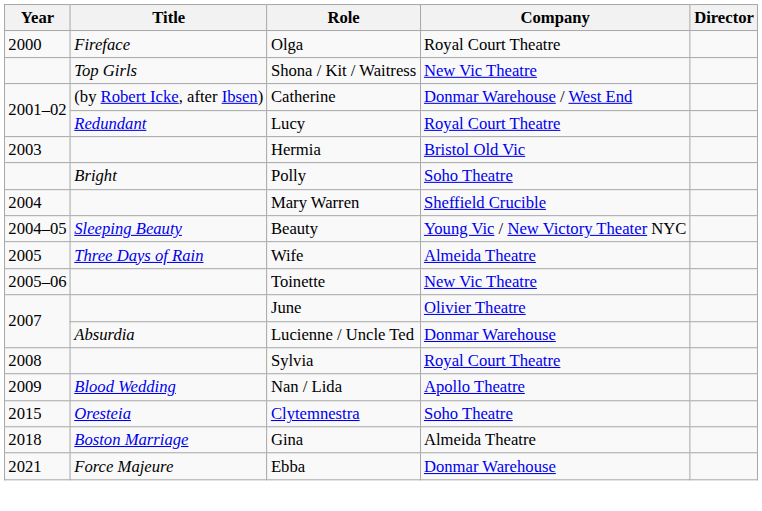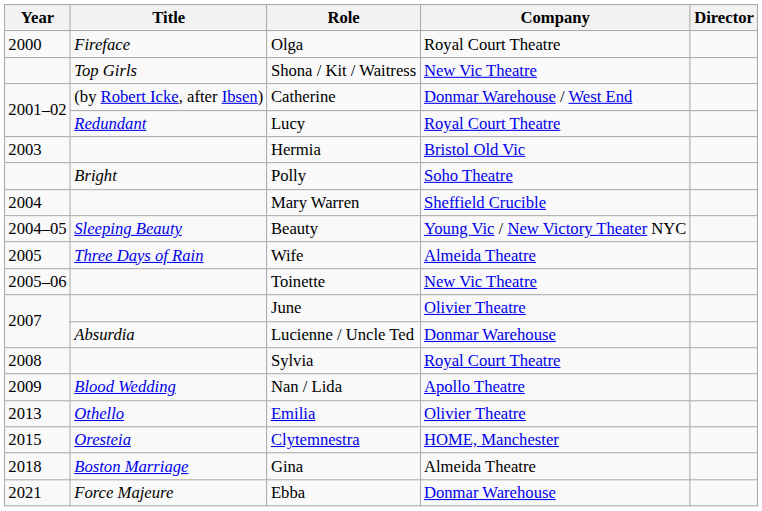+ row: (293, 413)
(468, 413) Soho Theatre -> (491, 439) HOME, Manchester
